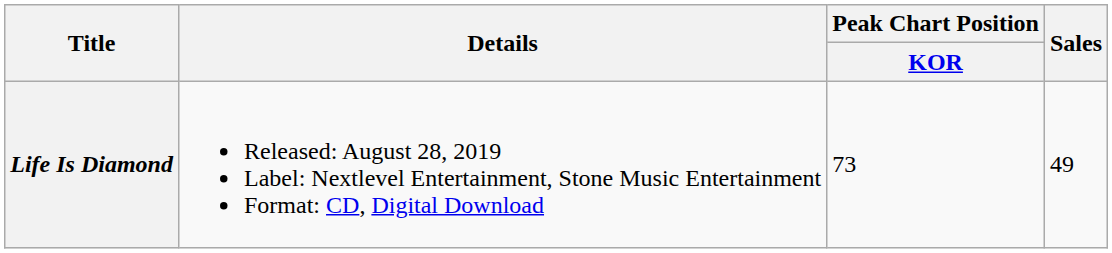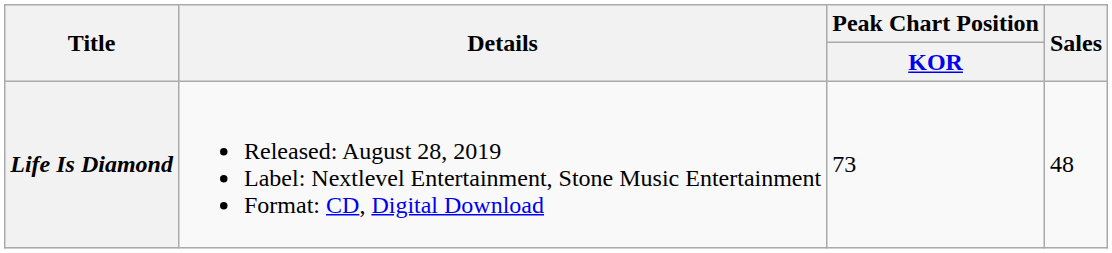(1062, 164) 49 -> (1062, 164) 48
